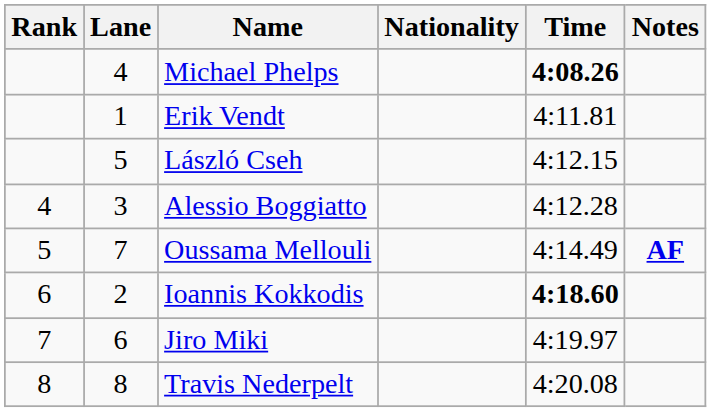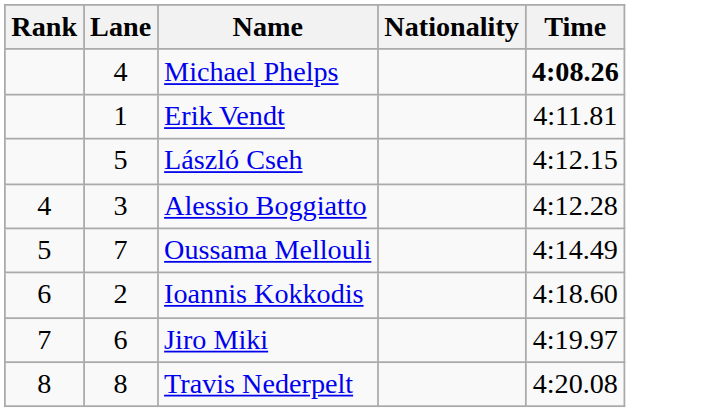- column: (665, 26)
(575, 294) bold -> (575, 294) normal
